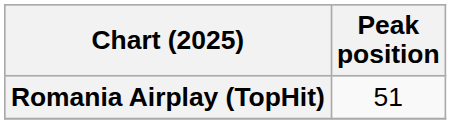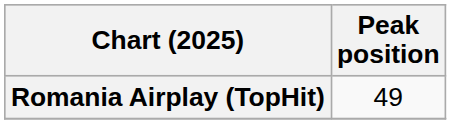(388, 97) 51 -> (388, 97) 49
